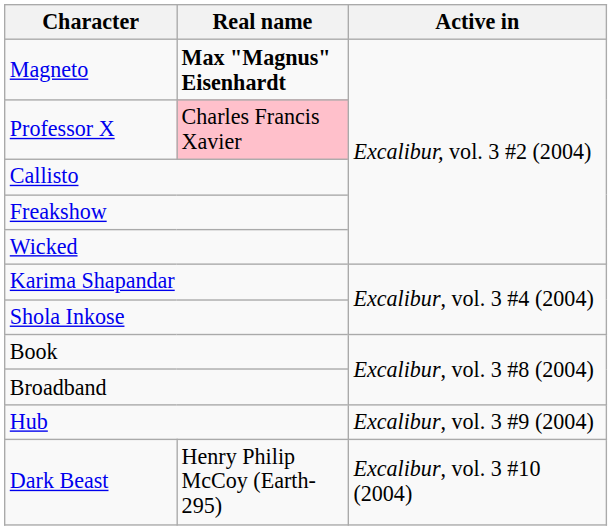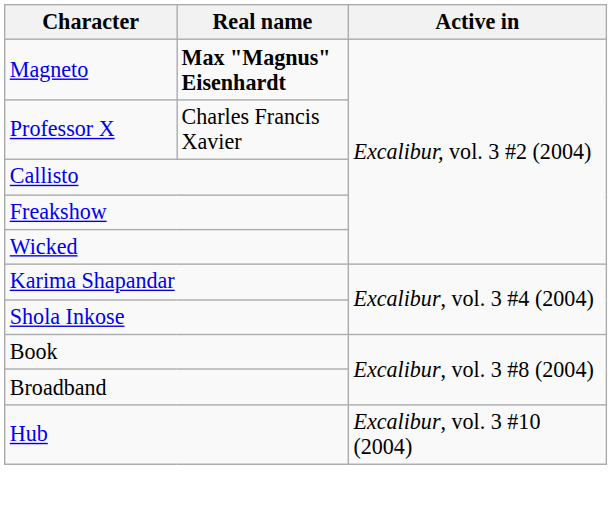(251, 129) pink background -> (251, 129) no background
(474, 421) Excalibur, vol. 3 #9 (2004) -> (447, 434) Excalibur, vol. 3 #10 (2004)
- row: (59, 481)
